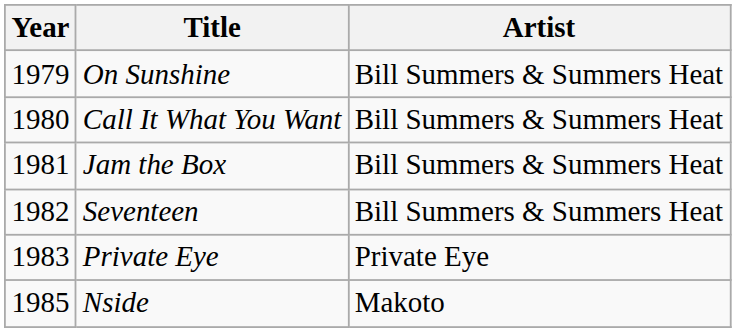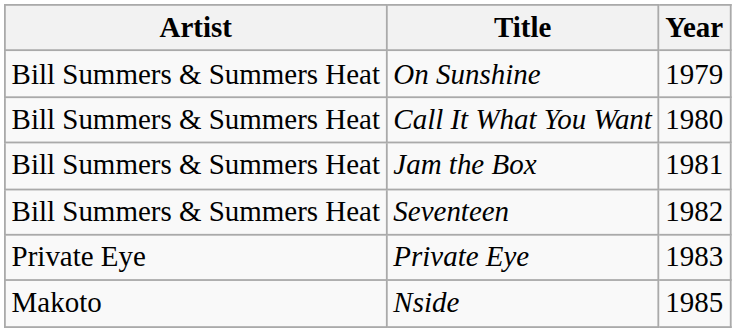columns swapped: (41, 27) <-> (539, 27)
